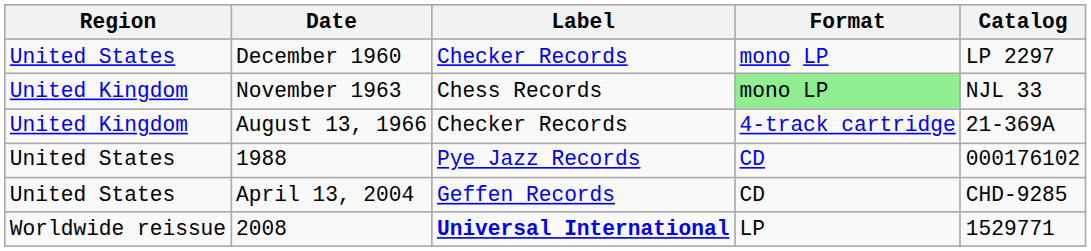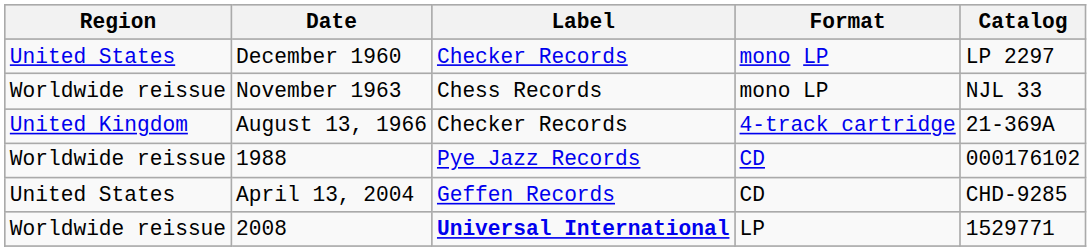(99, 91) United Kingdom -> (118, 91) Worldwide reissue
(784, 91) lightgreen background -> (784, 91) no background
(93, 160) United States -> (118, 160) Worldwide reissue
